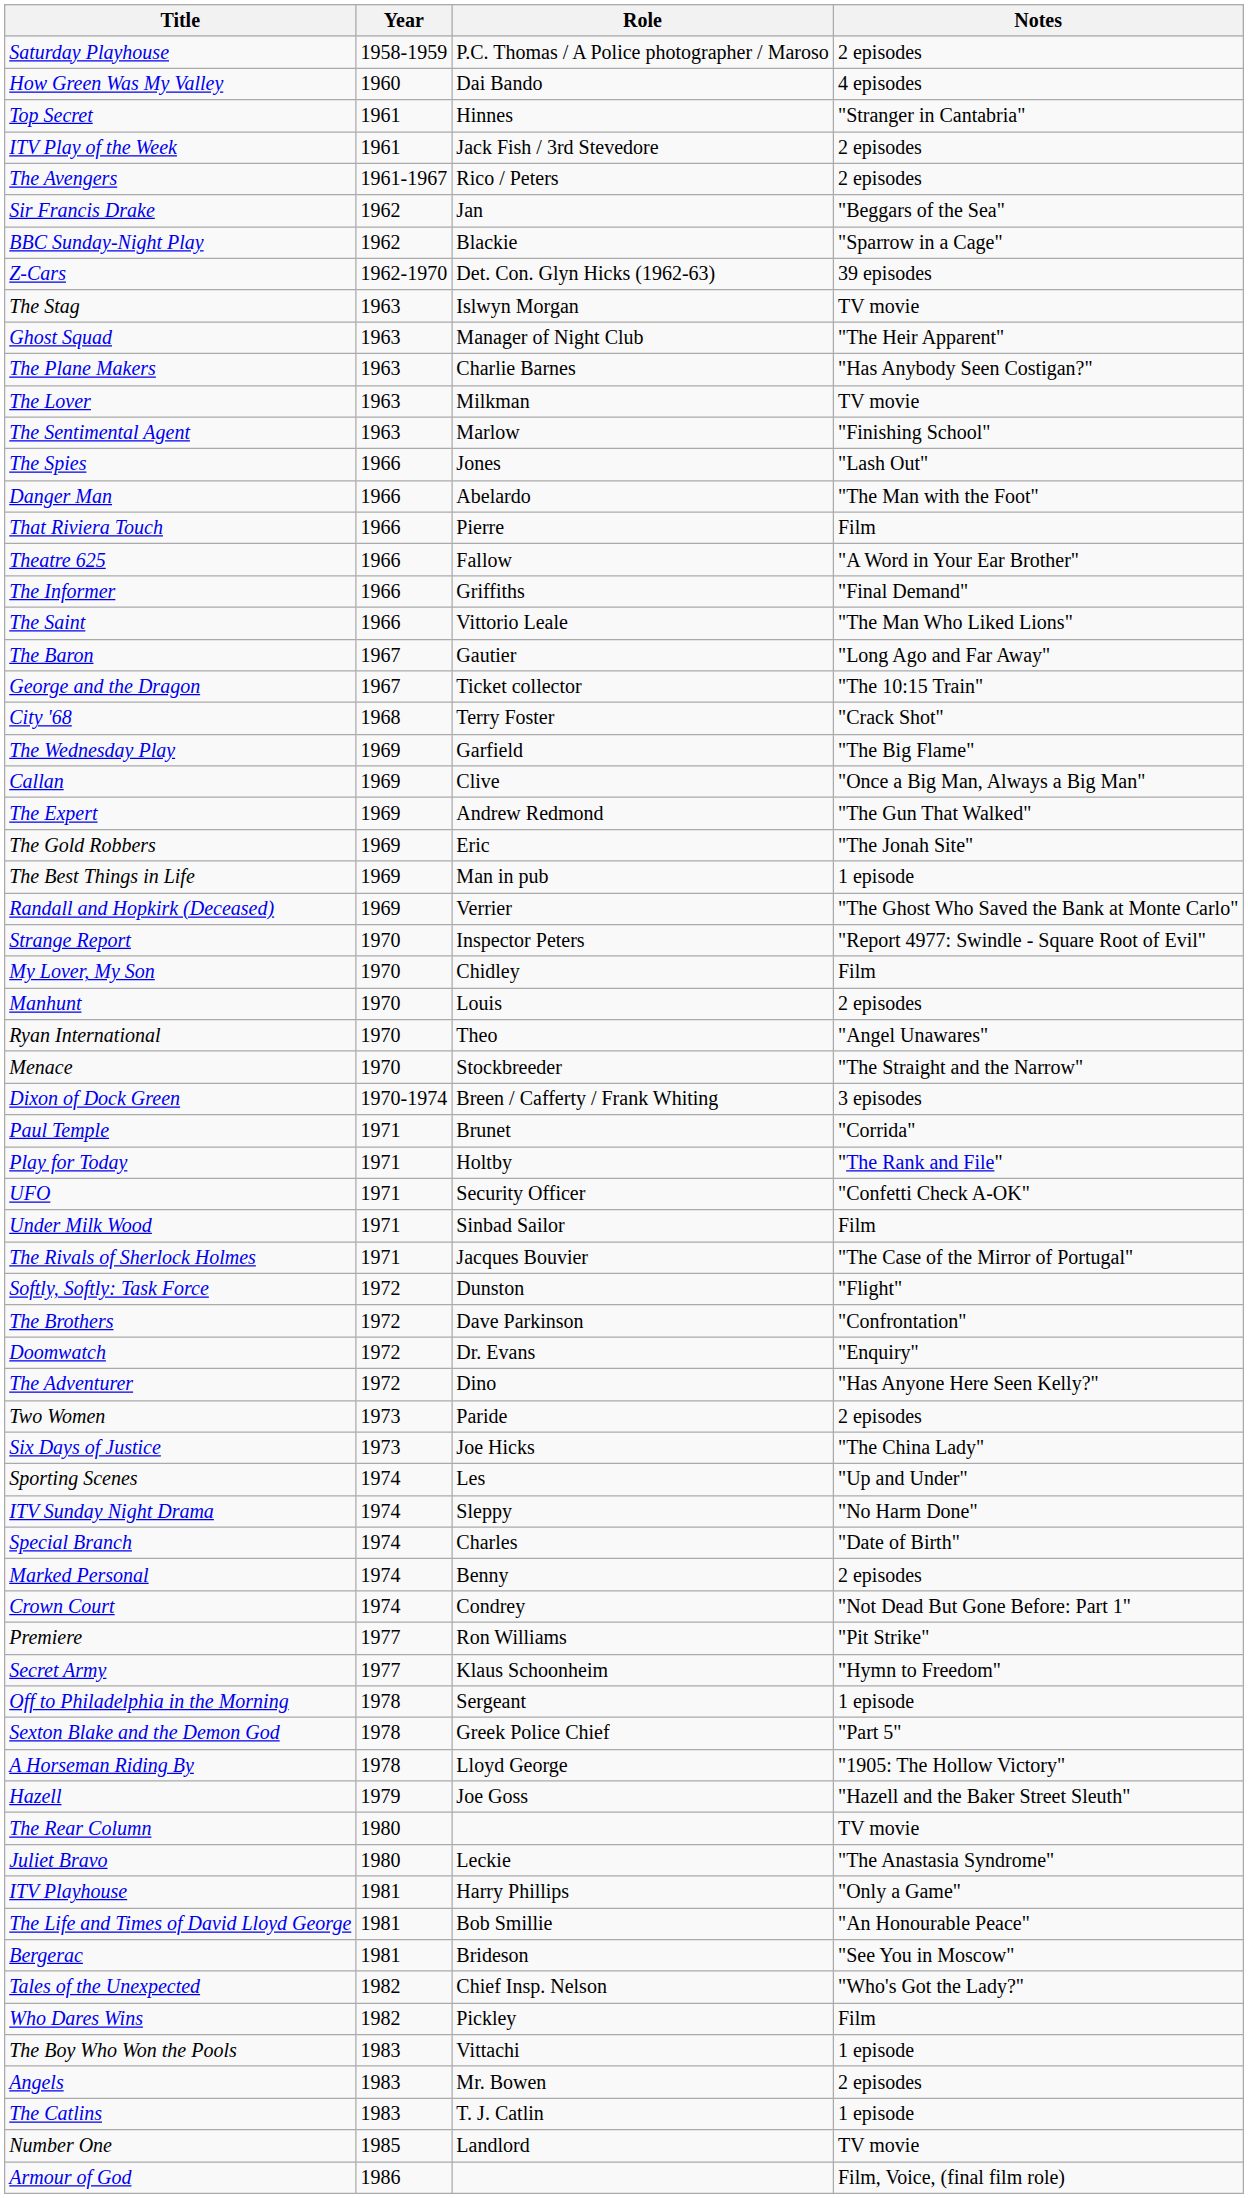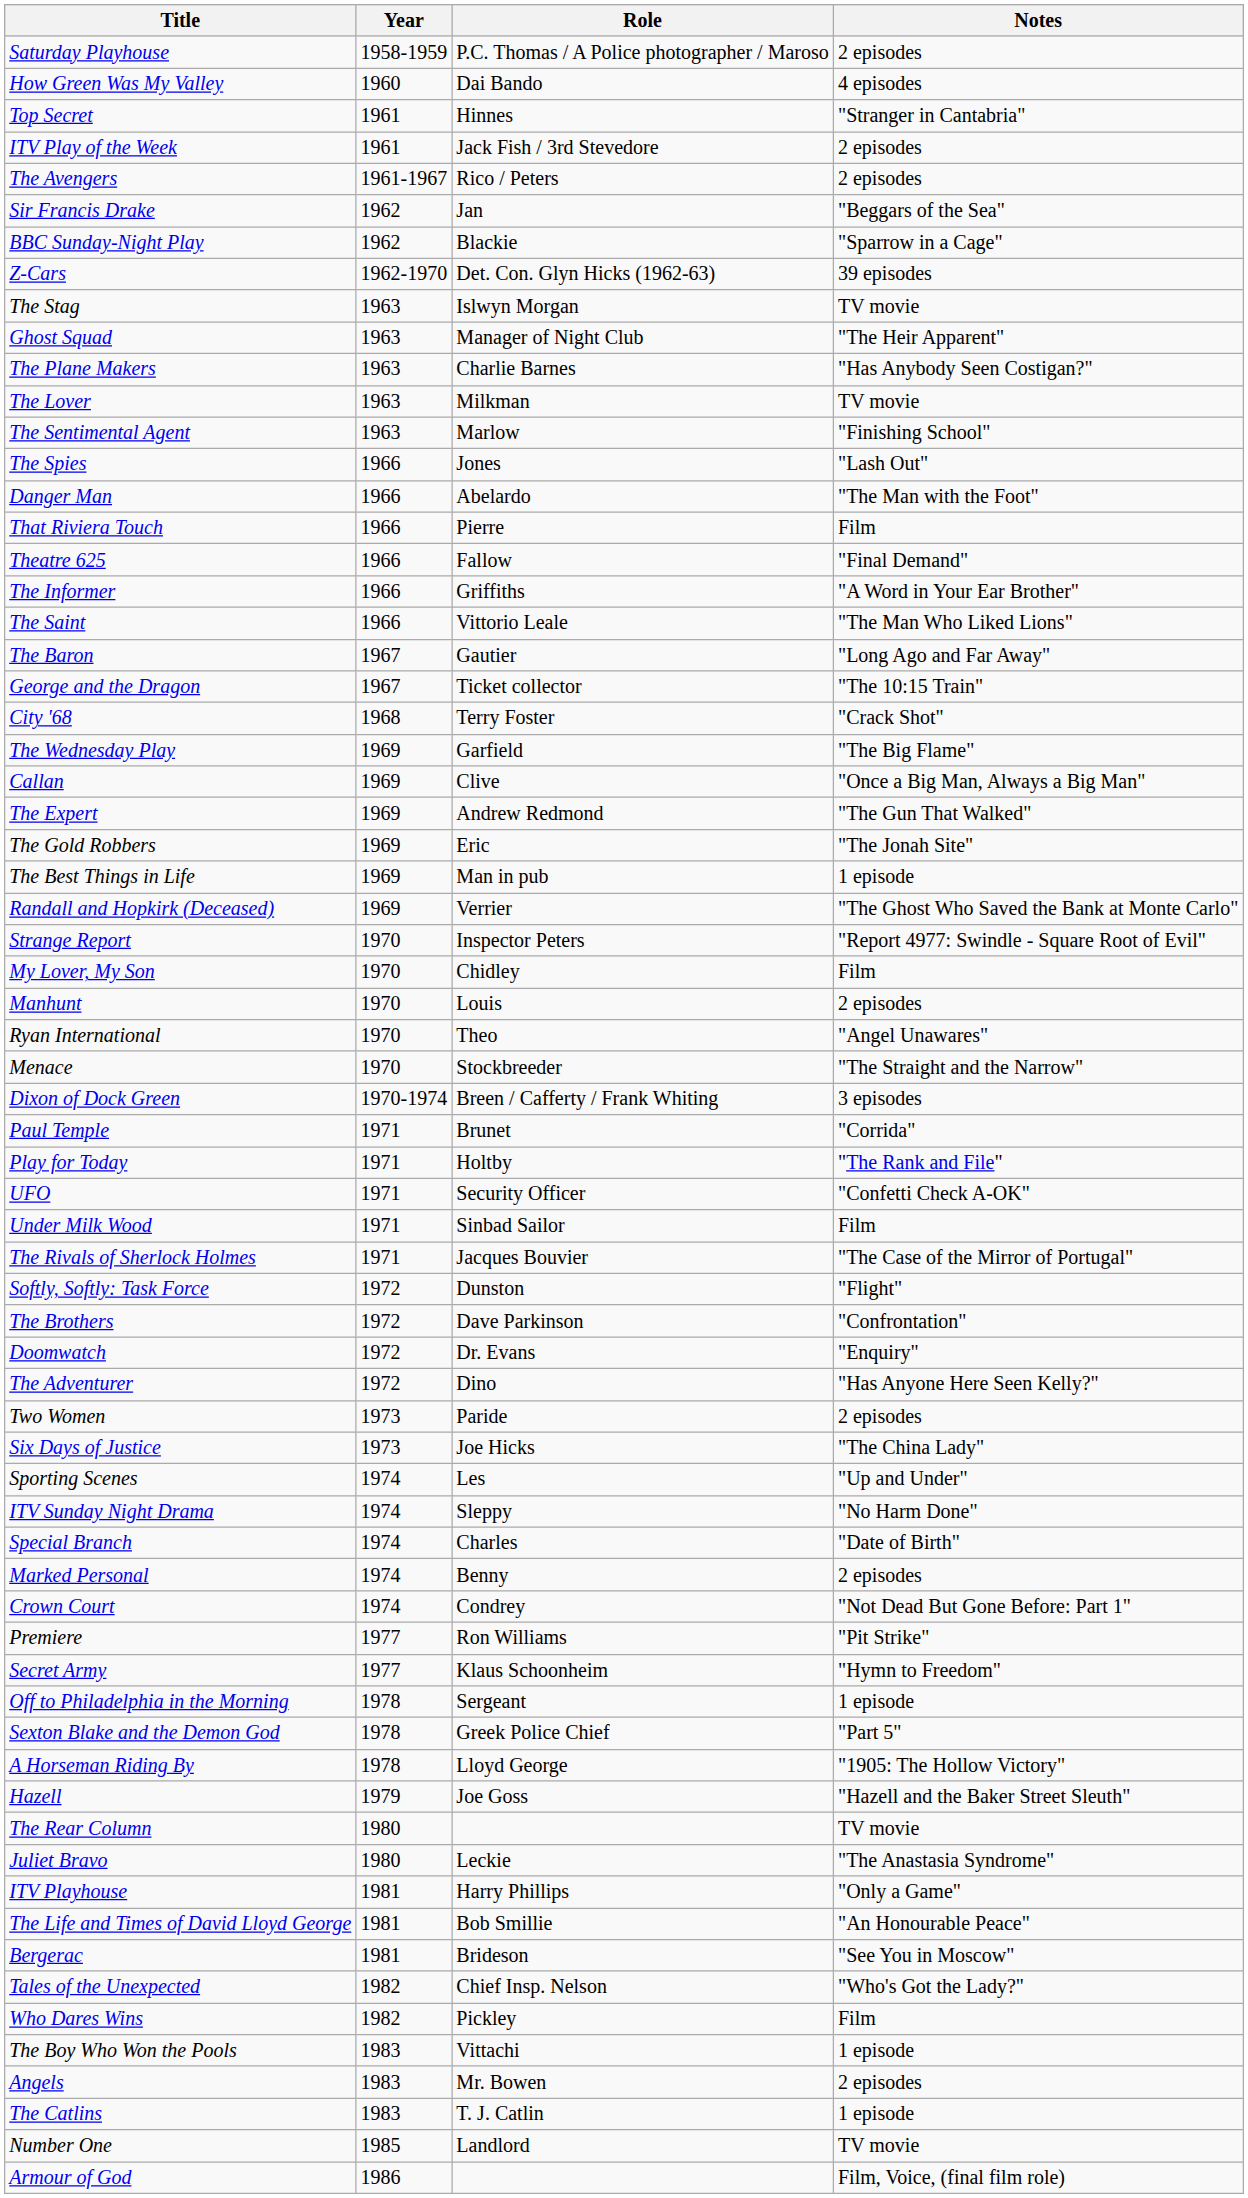(958, 559) "A Word in Your Ear Brother" -> (903, 559) "Final Demand"
(903, 591) "Final Demand" -> (958, 591) "A Word in Your Ear Brother"
